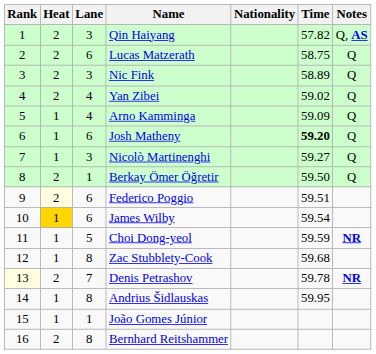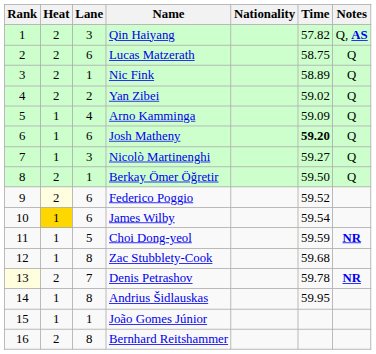(89, 75) 3 -> (89, 75) 1
(89, 95) 4 -> (89, 95) 2
(315, 197) 59.51 -> (315, 197) 59.52
